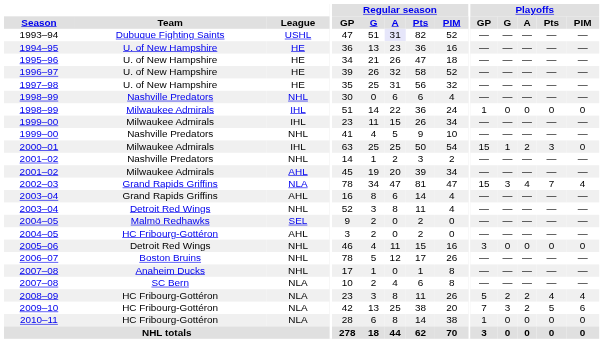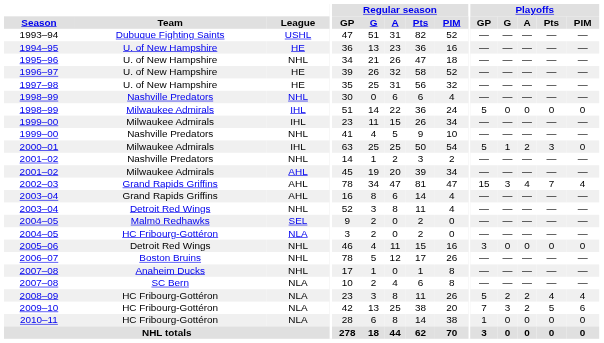(395, 35) lavender background -> (395, 35) no background
(298, 59) HE -> (298, 59) NHL
(484, 109) 1 -> (484, 109) 5
(484, 146) 15 -> (484, 146) 5
(298, 183) NLA -> (298, 183) AHL
(298, 233) AHL -> (298, 233) NLA
